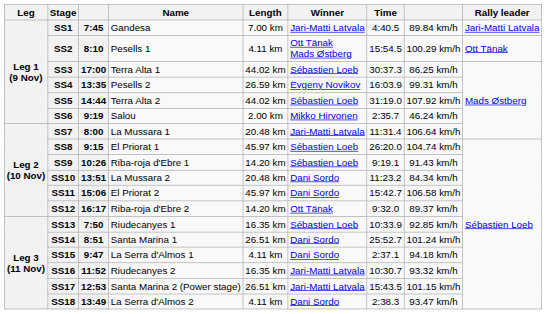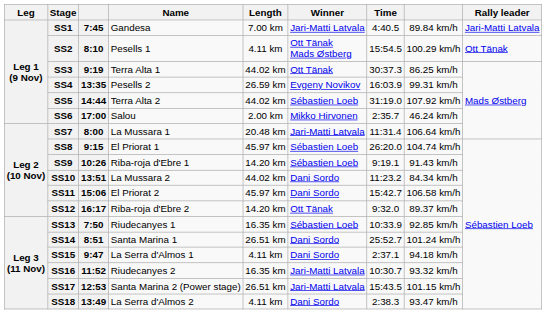(94, 70) 17:00 -> (94, 70) 9:19
(324, 70) Sébastien Loeb -> (312, 70) Ott Tänak
(94, 116) 9:19 -> (94, 116) 17:00
(265, 178) 20.48 km -> (265, 178) 44.02 km
